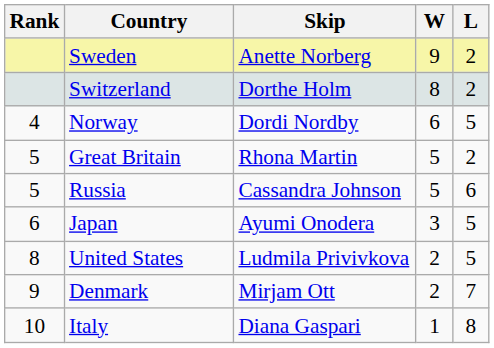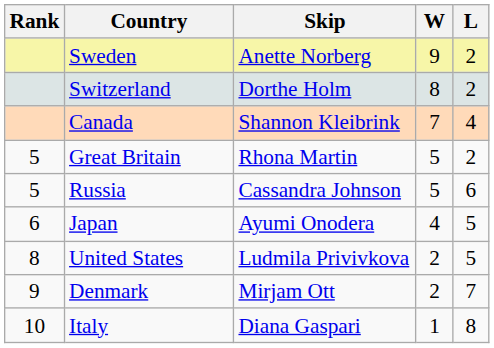+ row: (101, 122)
- row: (103, 122)
(434, 223) 3 -> (434, 223) 4
